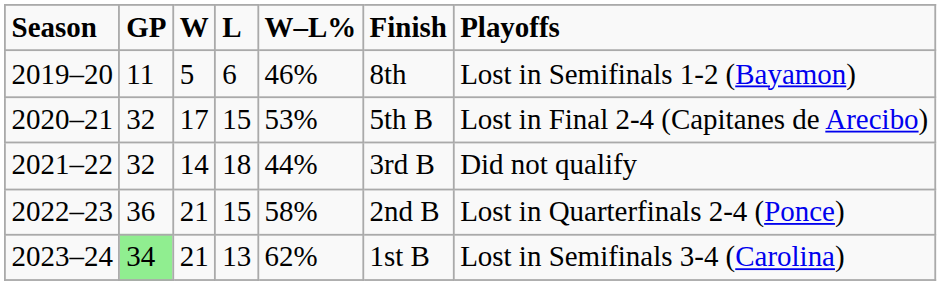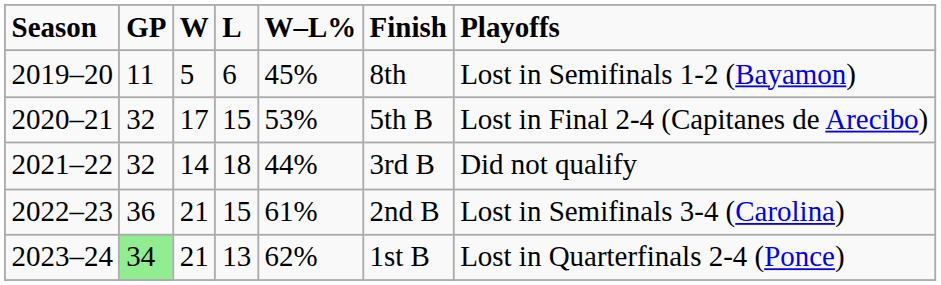(291, 73) 46% -> (291, 73) 45%
(291, 211) 58% -> (291, 211) 61%
(652, 211) Lost in Quarterfinals 2-4 (Ponce) -> (652, 211) Lost in Semifinals 3-4 (Carolina)
(652, 257) Lost in Semifinals 3-4 (Carolina) -> (652, 257) Lost in Quarterfinals 2-4 (Ponce)
